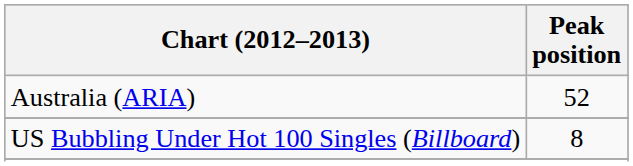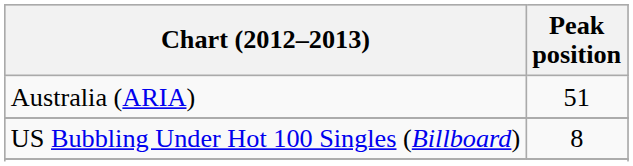(577, 96) 52 -> (577, 96) 51
